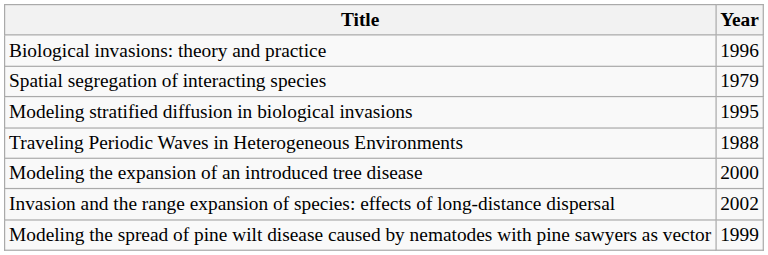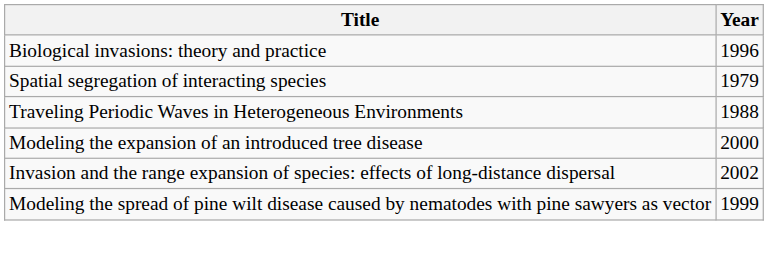- row: (211, 111)
